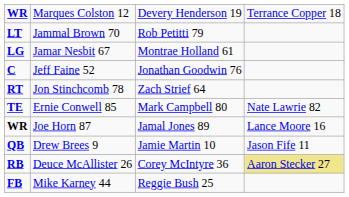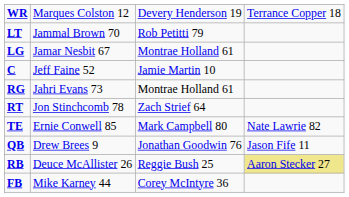(190, 70) Jonathan Goodwin 76 -> (177, 70) Jamie Martin 10
+ row: (16, 88)
- row: (17, 126)
(177, 145) Jamie Martin 10 -> (190, 145) Jonathan Goodwin 76
(183, 164) Corey McIntyre 36 -> (176, 164) Reggie Bush 25
(176, 182) Reggie Bush 25 -> (183, 182) Corey McIntyre 36
